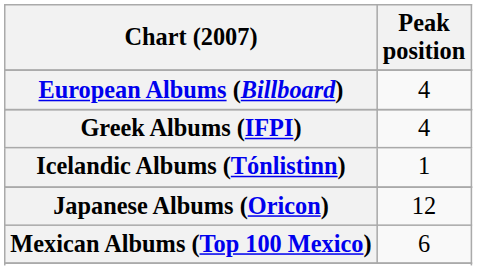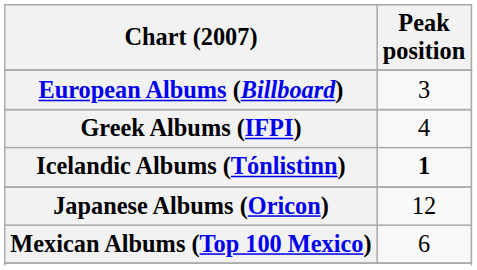(424, 89) 4 -> (424, 89) 3
(424, 166) normal -> (424, 166) bold
